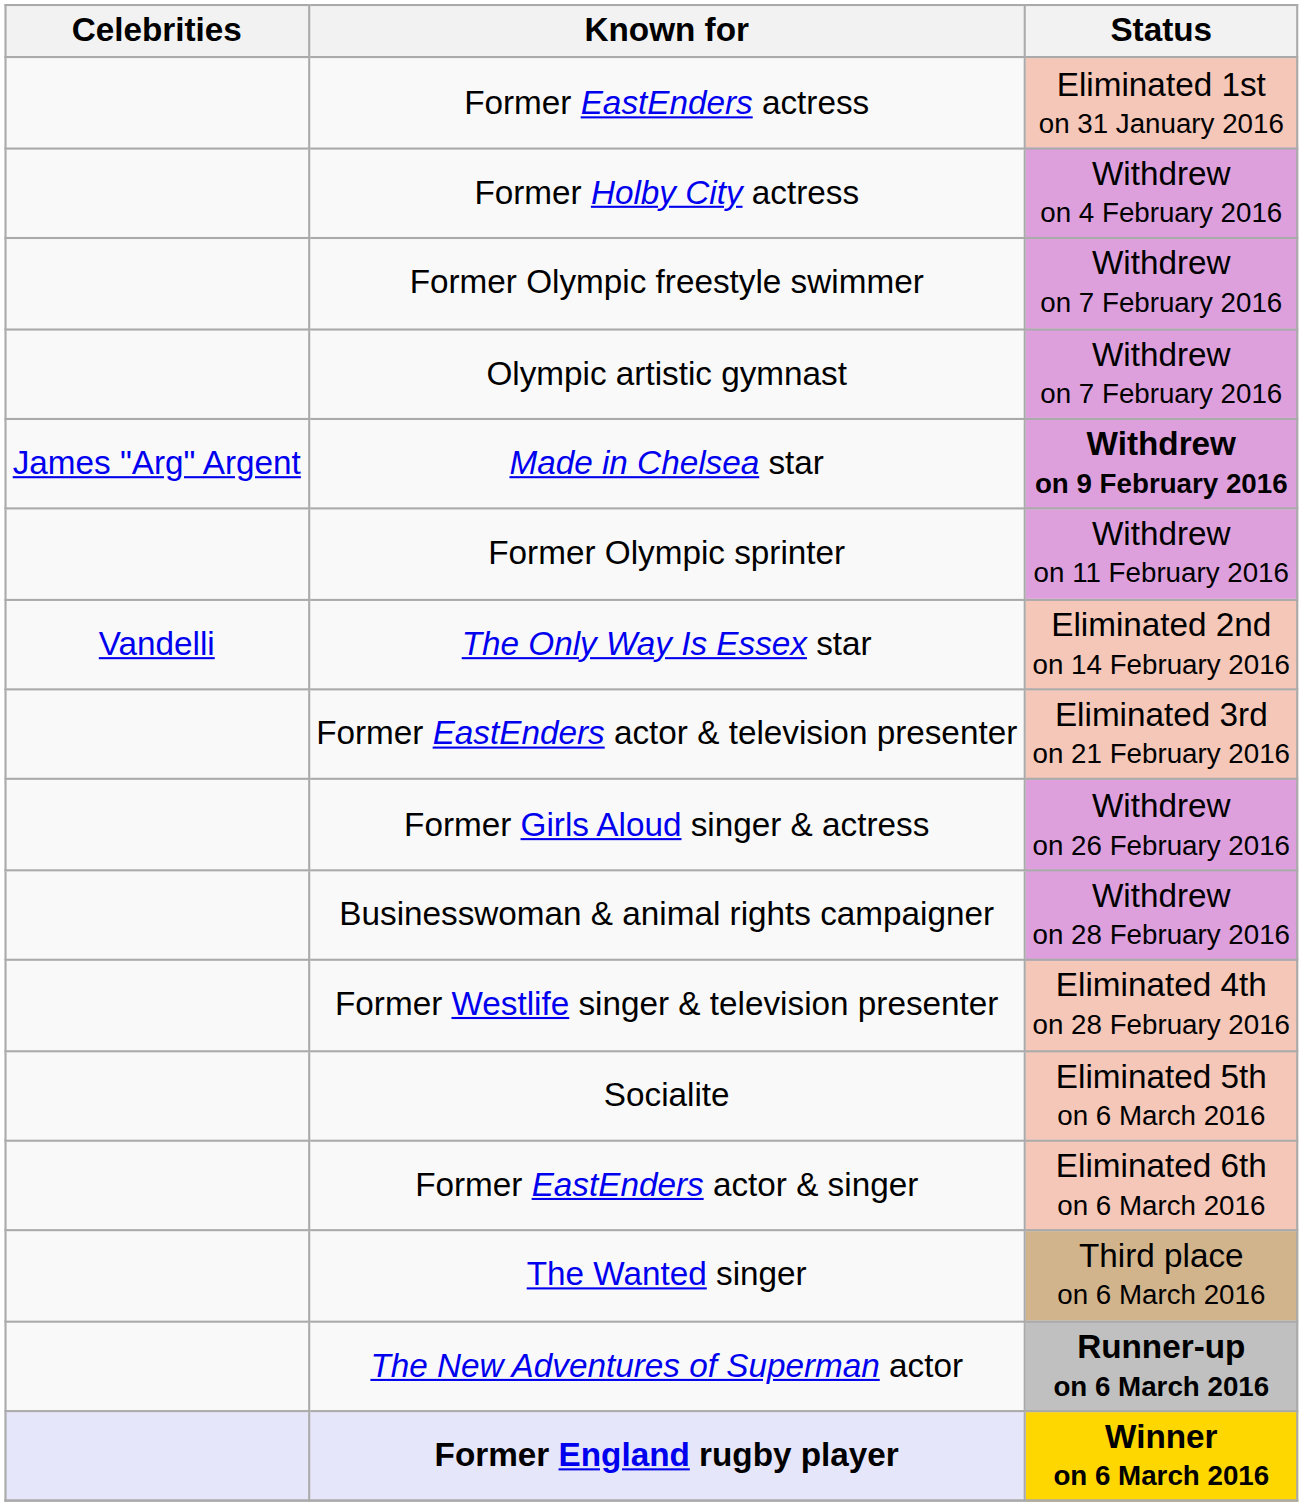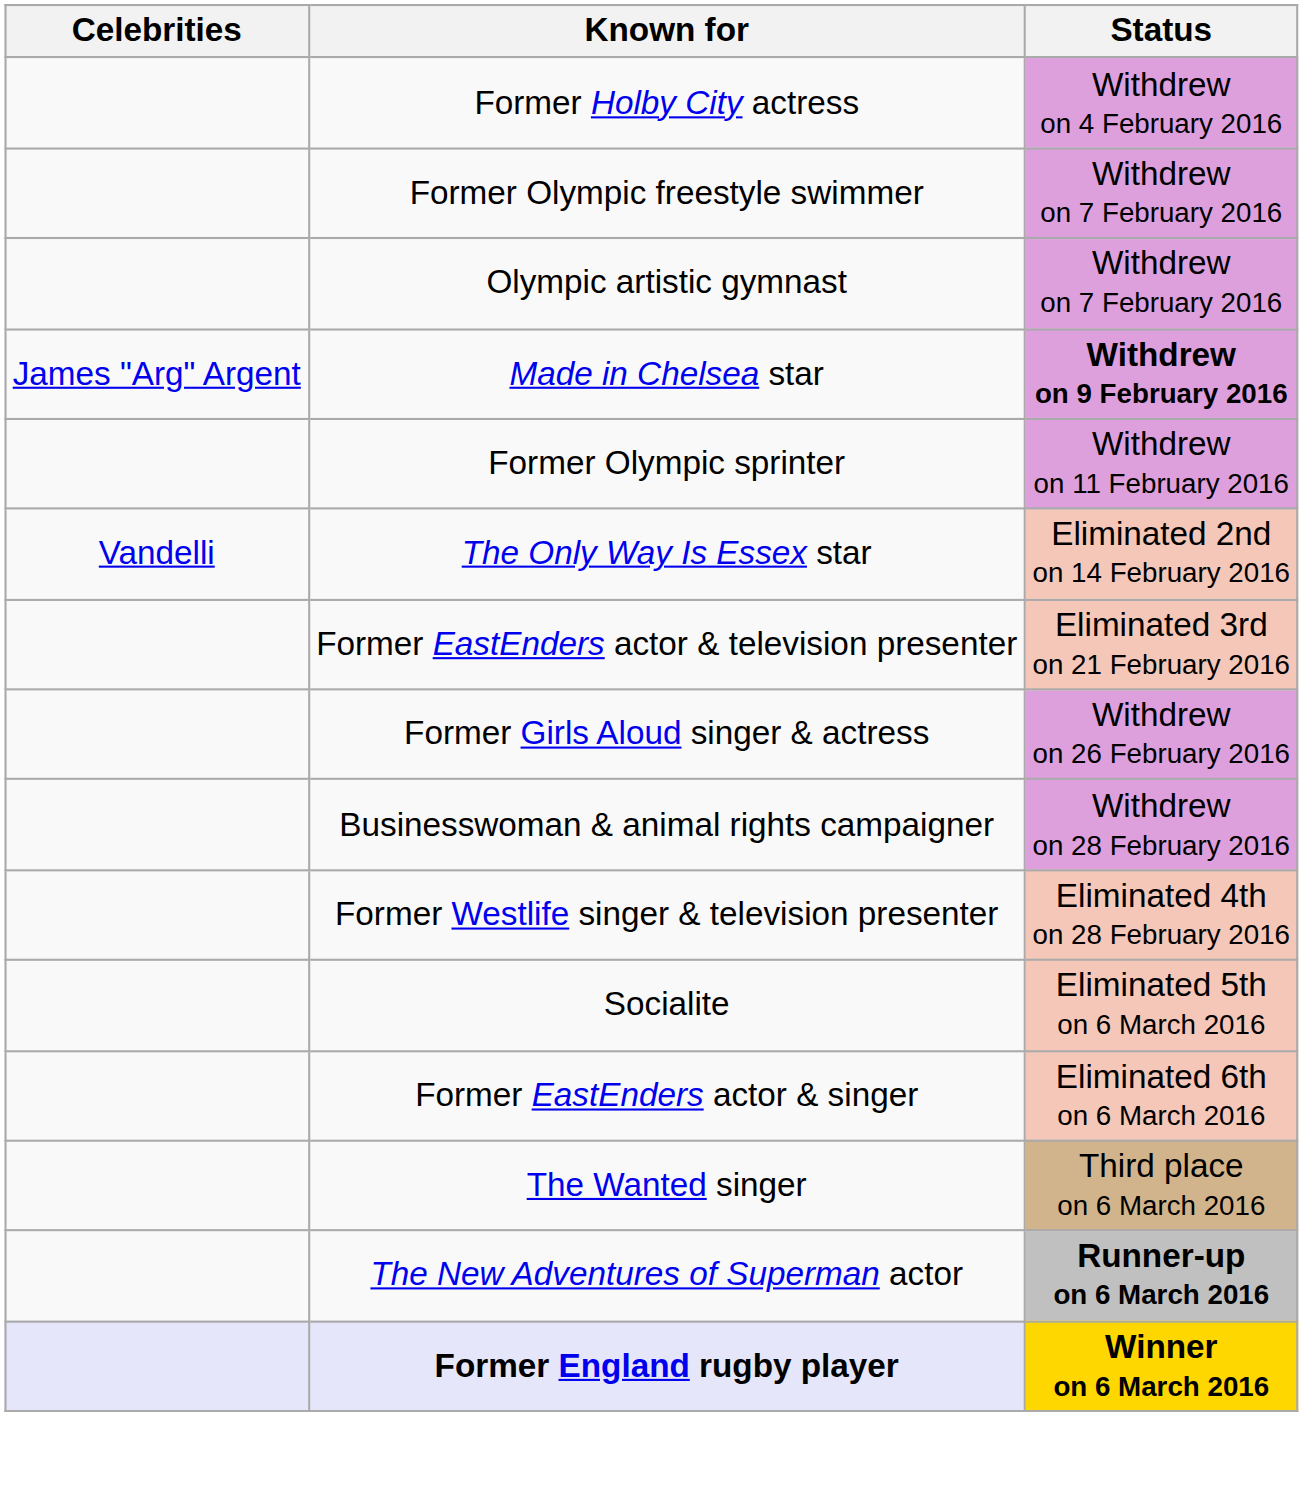- row: (667, 102)
